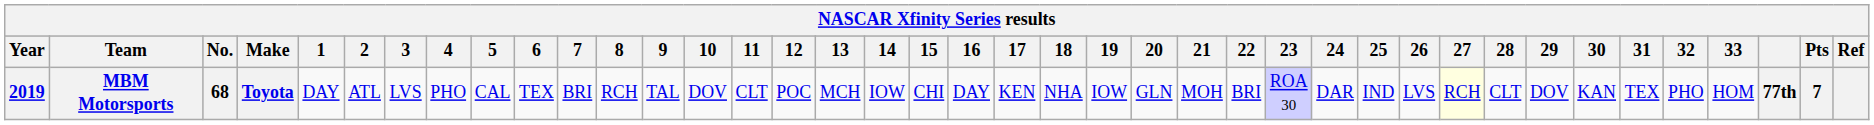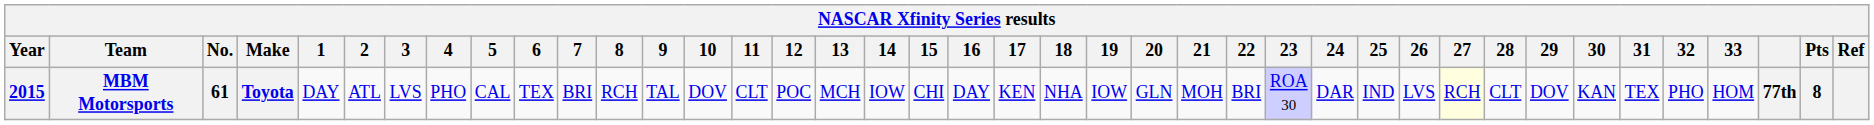(27, 93) 2019 -> (27, 93) 2015
(220, 93) 68 -> (220, 93) 61
(1817, 93) 7 -> (1817, 93) 8
